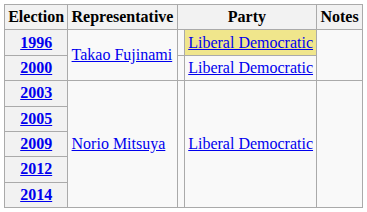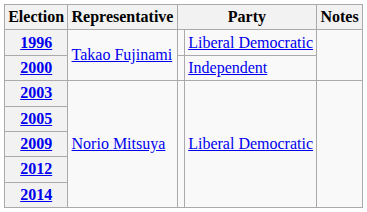(251, 42) khaki background -> (251, 42) no background
(251, 67) Liberal Democratic -> (228, 67) Independent
